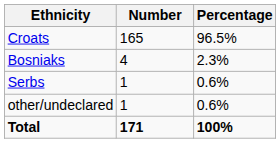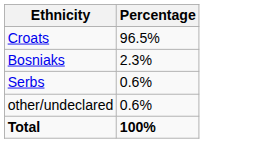- column: (155, 15)
